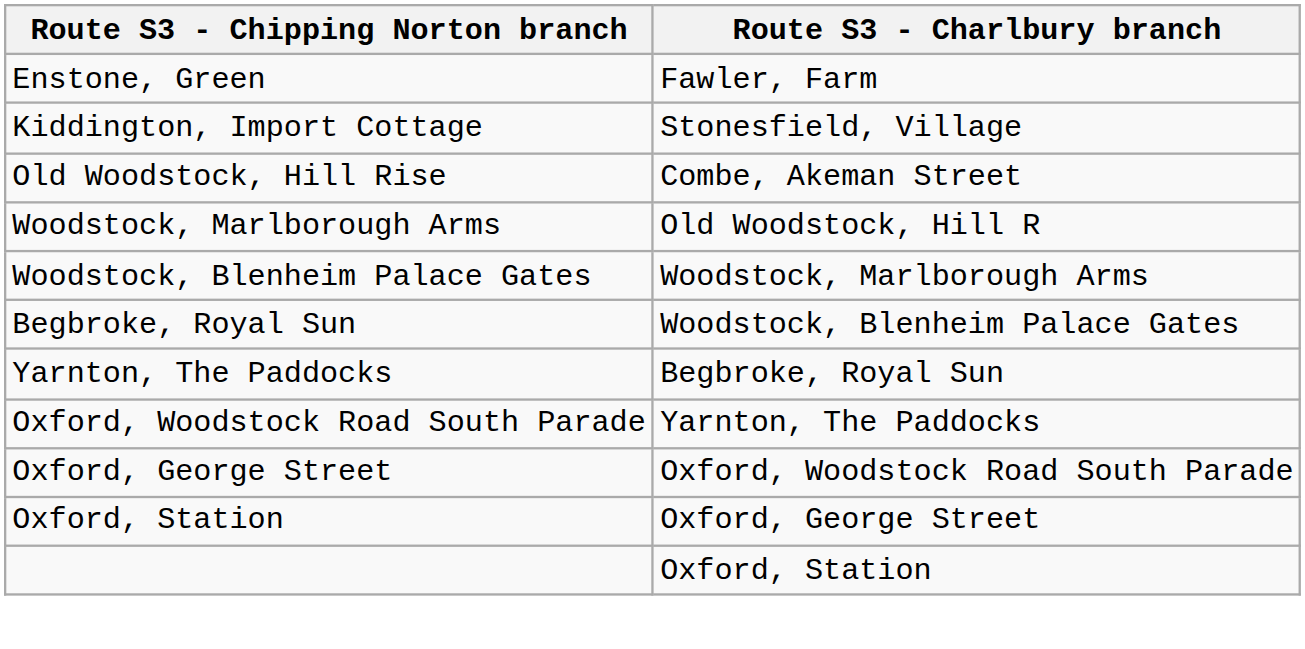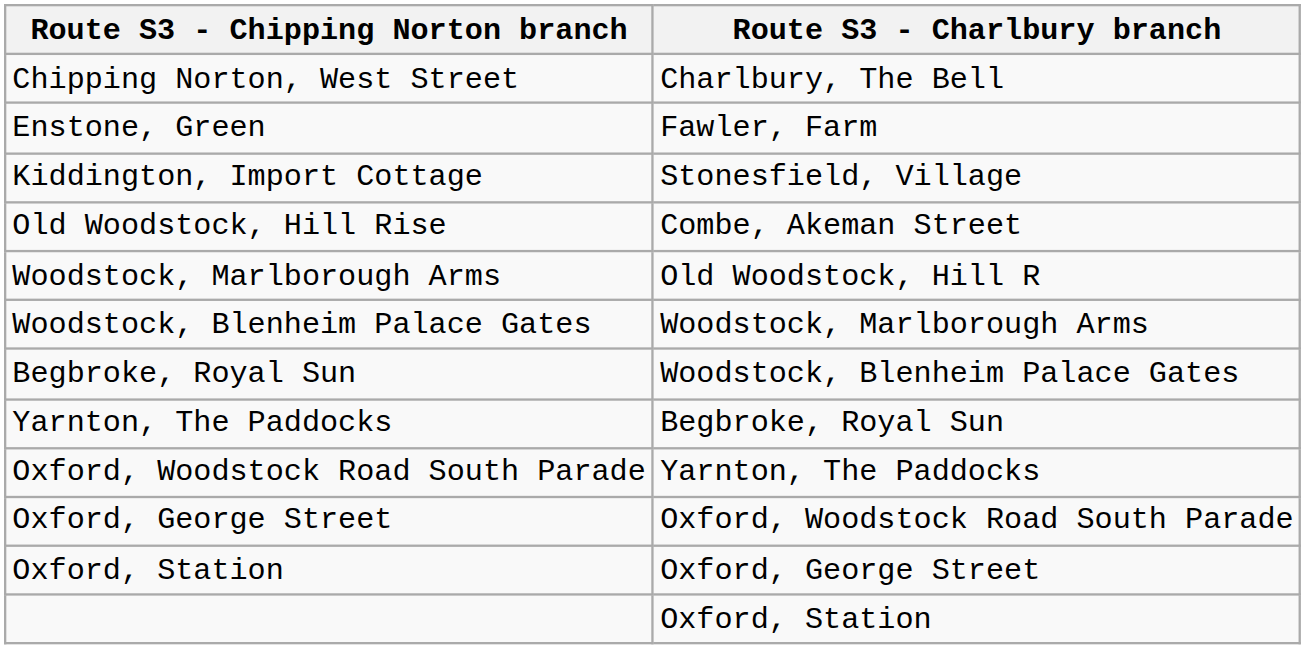+ row: (266, 79)
